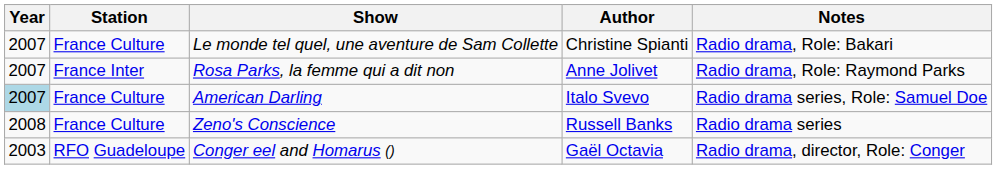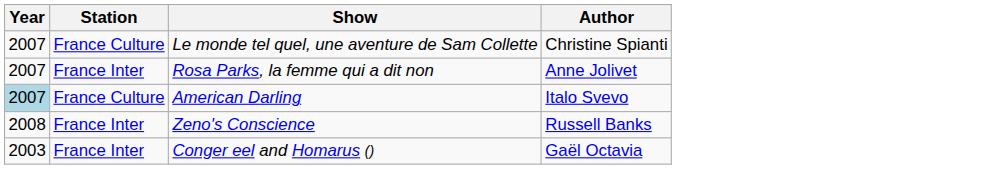- column: (842, 17)
(109, 124) France Culture -> (99, 124) France Inter
(119, 151) RFO Guadeloupe -> (99, 151) France Inter
